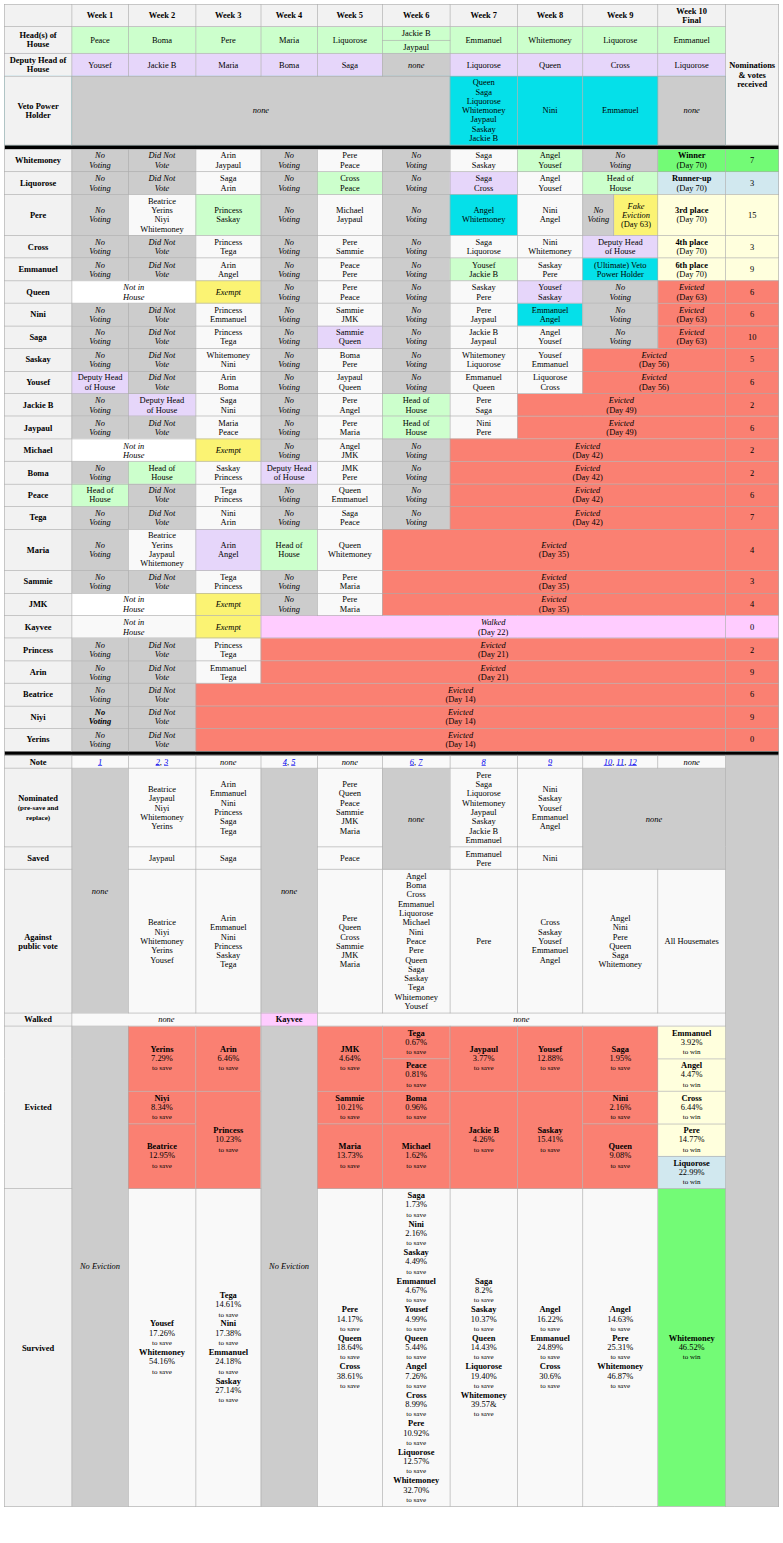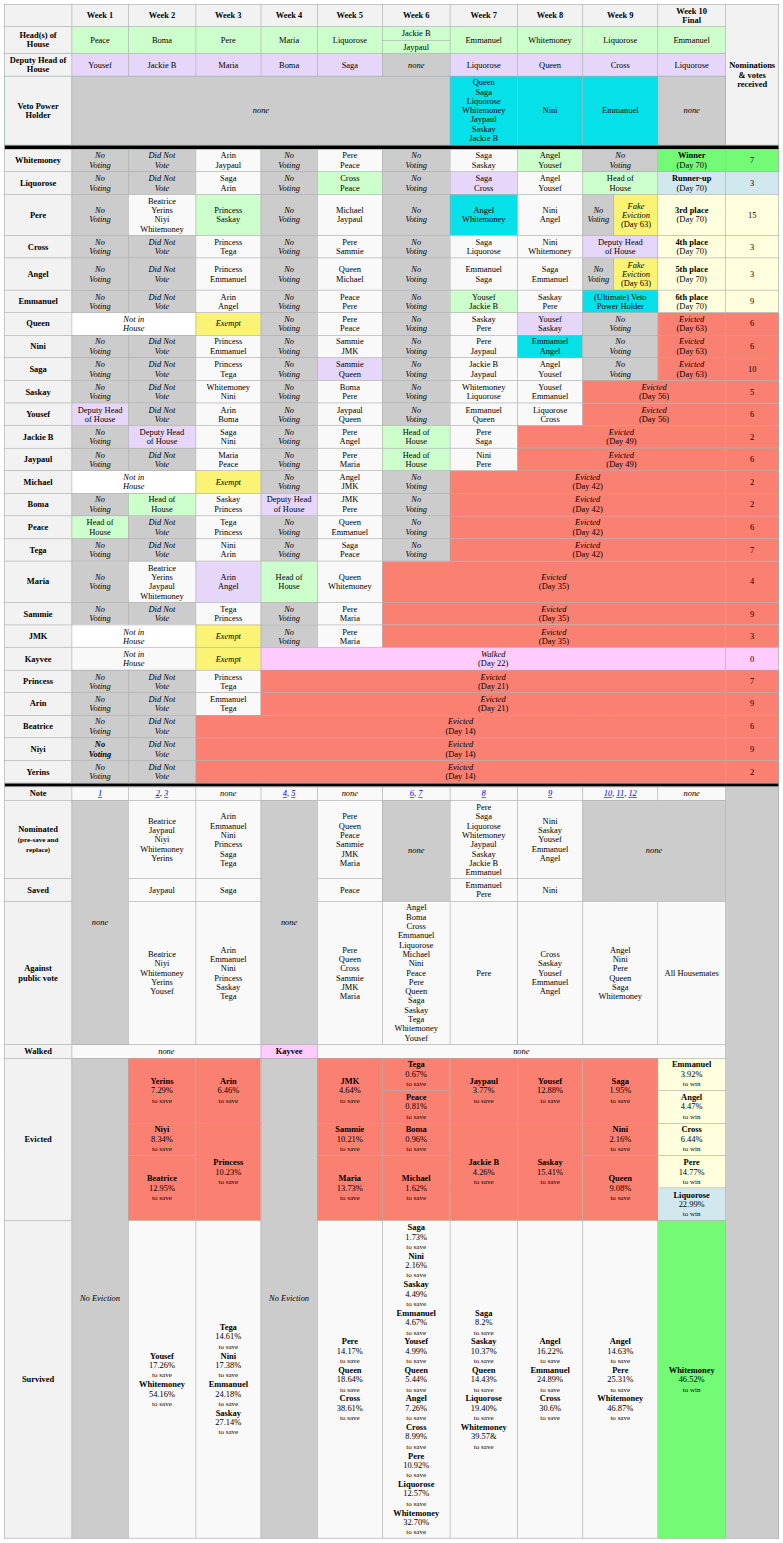+ row: (38, 274)
(752, 581) 3 -> (752, 613) 9
(752, 604) 4 -> (752, 636) 3
(752, 649) 2 -> (752, 681) 7
(752, 739) 0 -> (752, 771) 2
